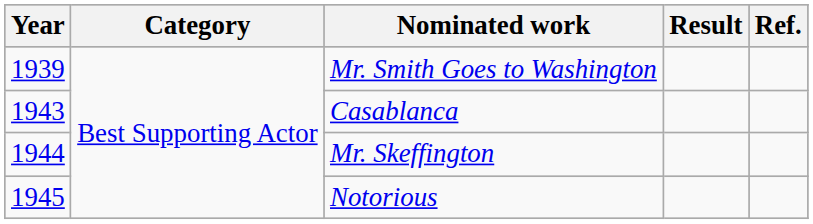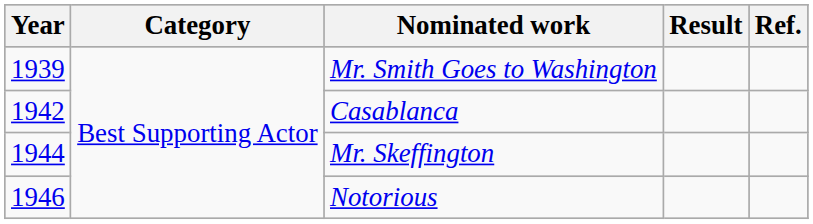(38, 111) 1943 -> (38, 111) 1942
(38, 196) 1945 -> (38, 196) 1946
